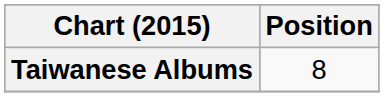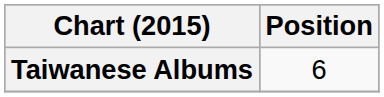(319, 69) 8 -> (319, 69) 6
